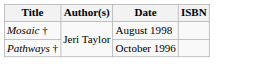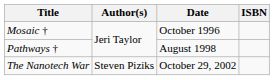(144, 30) August 1998 -> (189, 30) October 1996
(146, 48) October 1996 -> (188, 48) August 1998
+ row: (48, 65)
